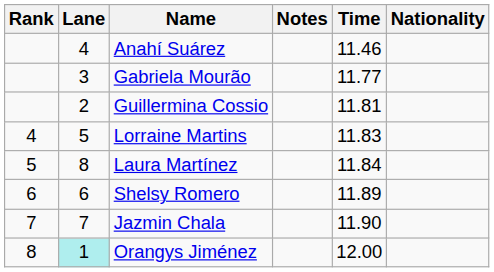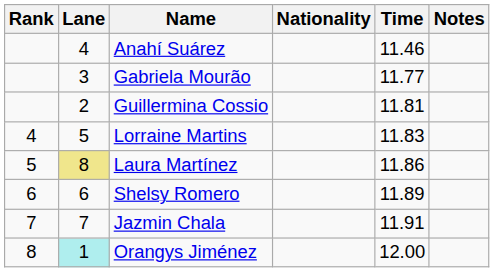columns swapped: (438, 19) <-> (302, 19)
(84, 164) no background -> (84, 164) khaki background
(359, 164) 11.84 -> (402, 164) 11.86
(359, 223) 11.90 -> (402, 223) 11.91
